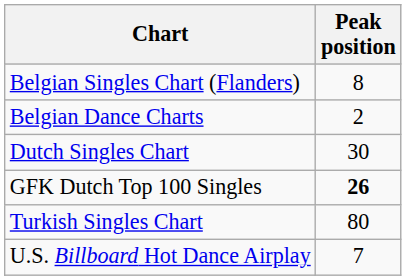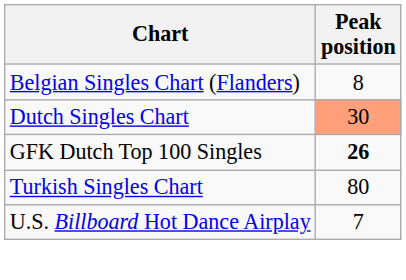- row: (107, 116)
(358, 151) no background -> (358, 116) lightsalmon background
